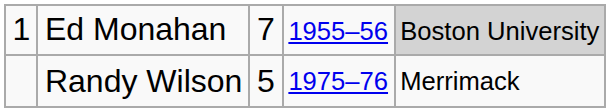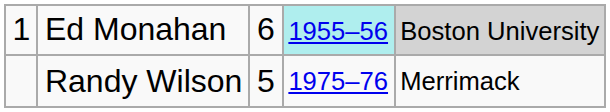(266, 29) 7 -> (266, 29) 6
(338, 30) no background -> (338, 30) paleturquoise background
